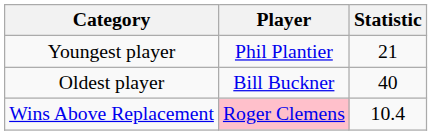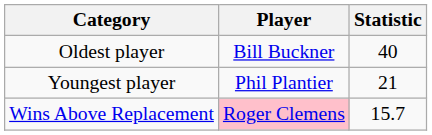rows swapped: (112, 51) <-> (111, 82)
(388, 113) 10.4 -> (388, 113) 15.7
